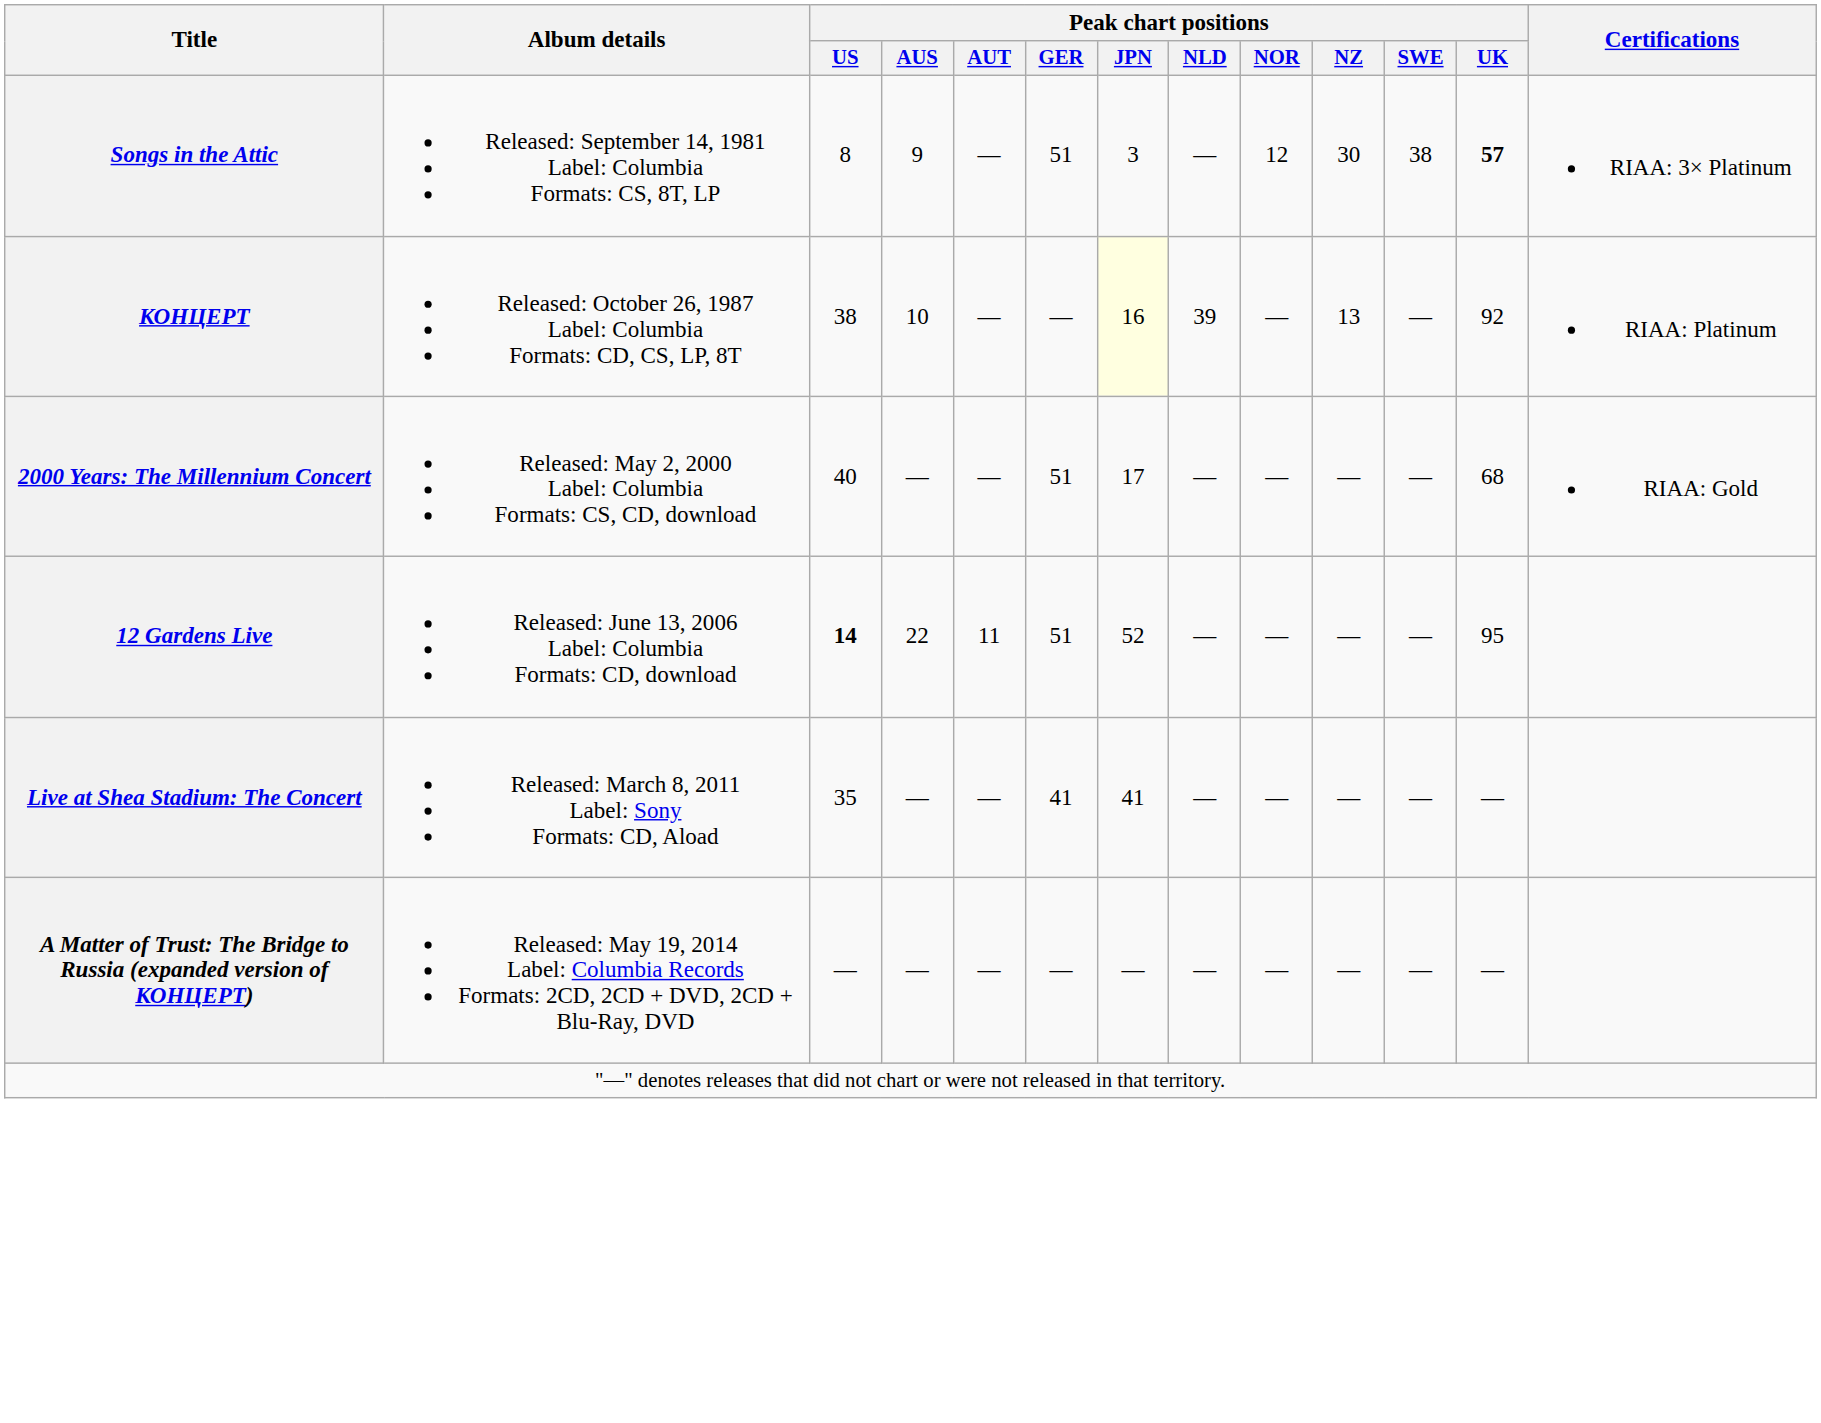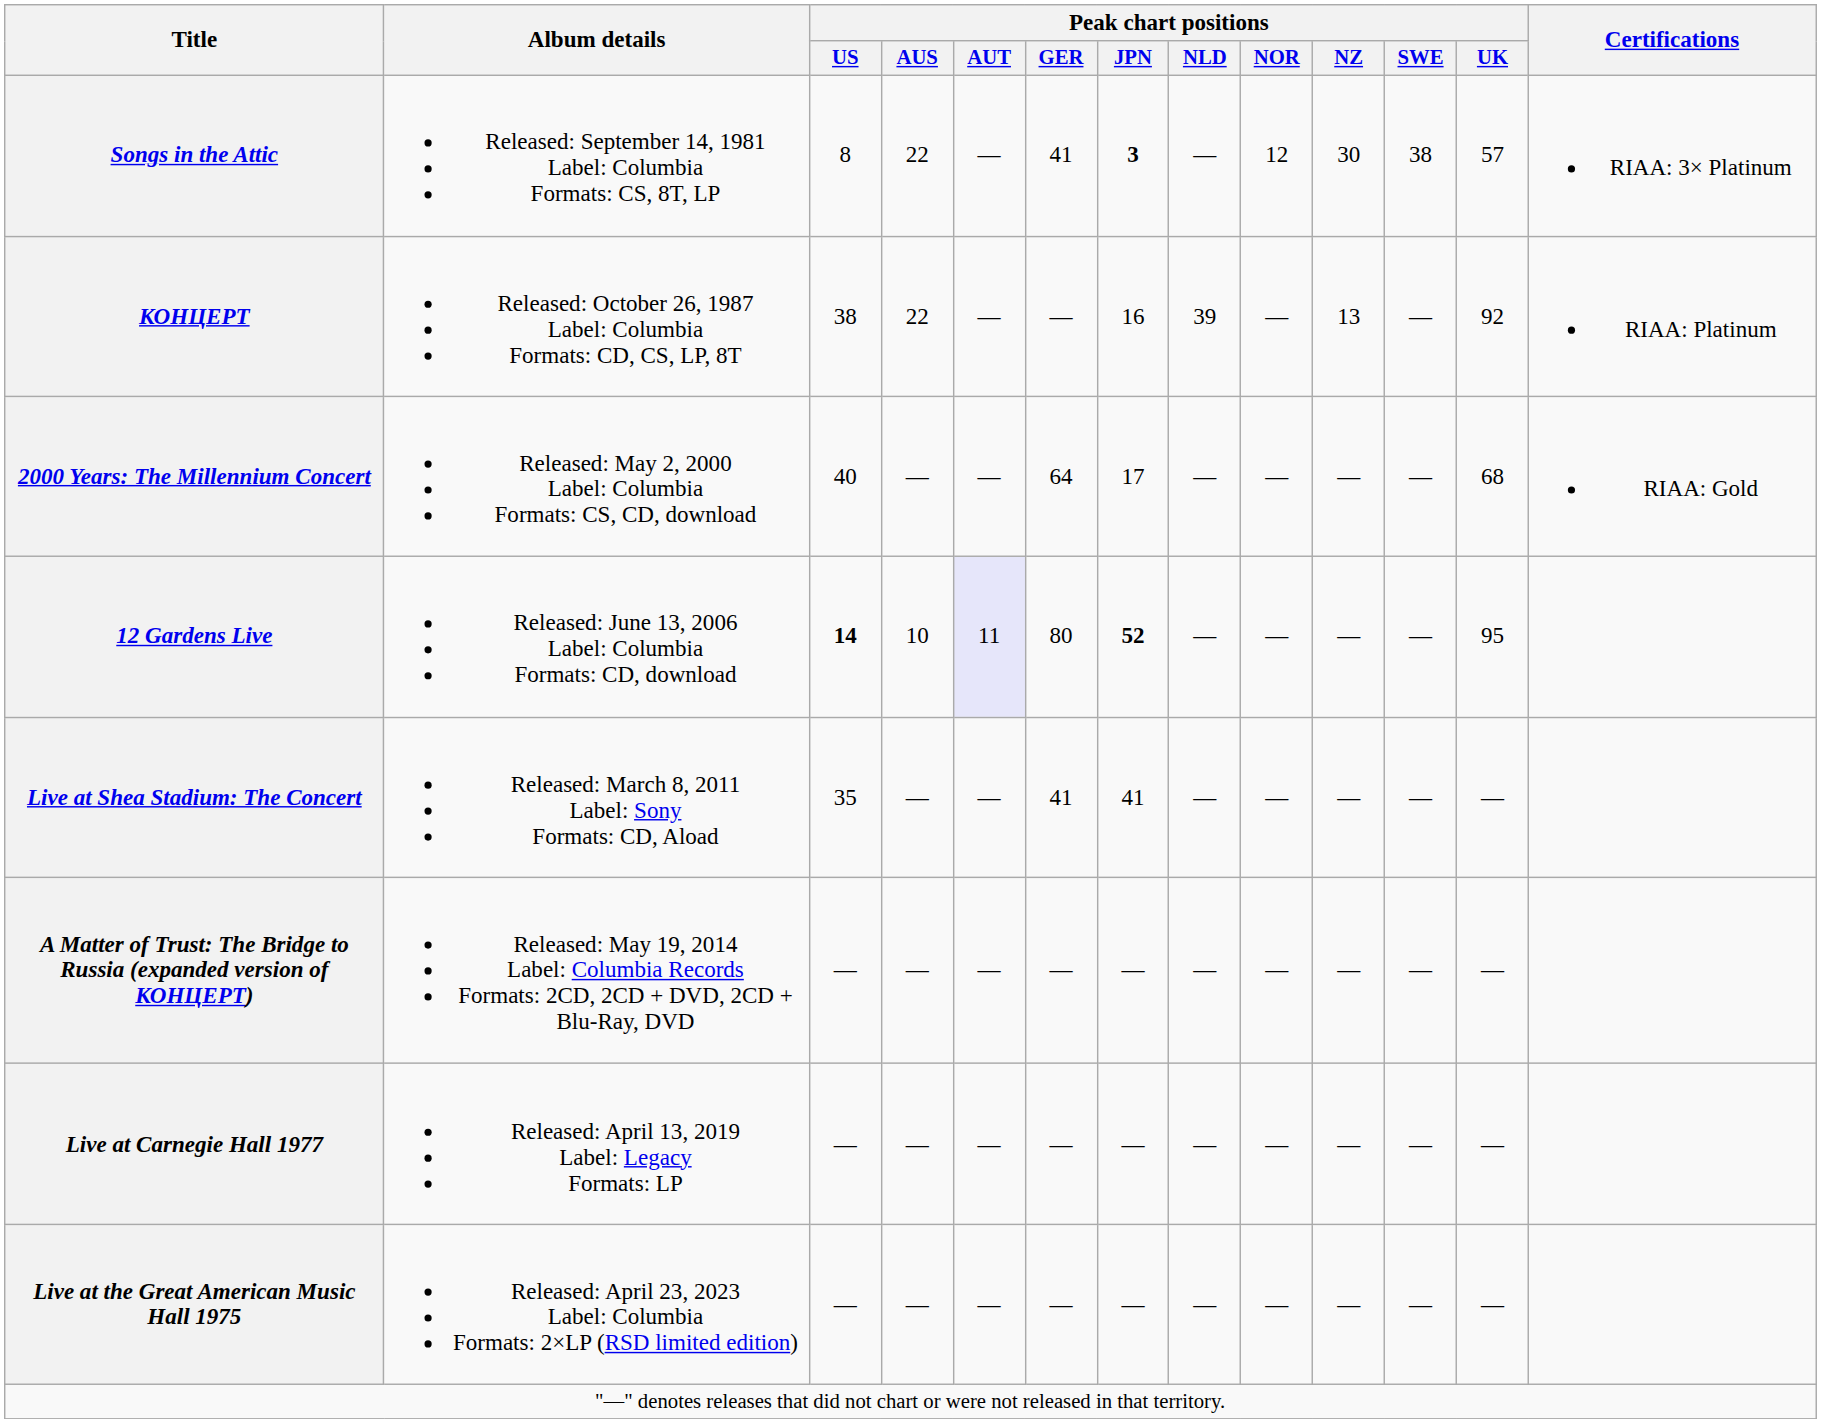(917, 155) 9 -> (917, 155) 22
(1061, 155) 51 -> (1061, 155) 41
(1133, 155) normal -> (1133, 155) bold
(1492, 155) bold -> (1492, 155) normal
(917, 315) 10 -> (917, 315) 22
(1133, 315) lightyellow background -> (1133, 315) no background
(1061, 476) 51 -> (1061, 476) 64
(917, 636) 22 -> (917, 636) 10
(989, 636) no background -> (989, 636) lavender background
(1061, 636) 51 -> (1061, 636) 80
(1133, 636) normal -> (1133, 636) bold
+ row: (194, 1143)
+ row: (194, 1304)
